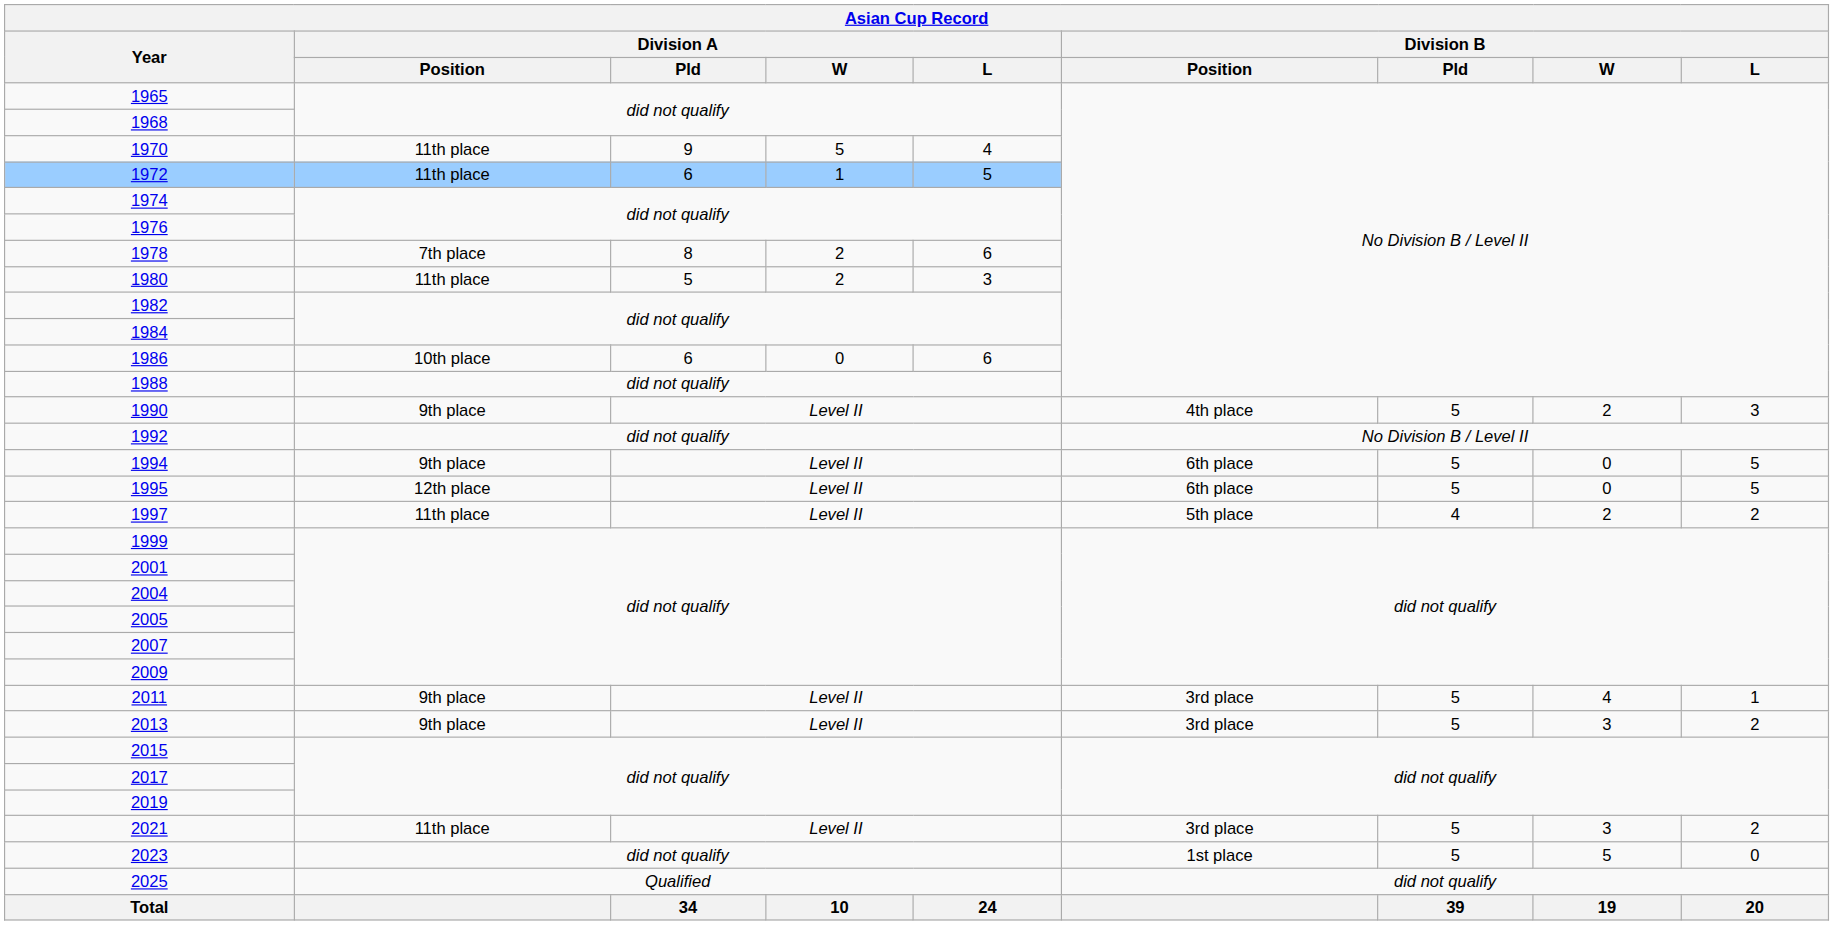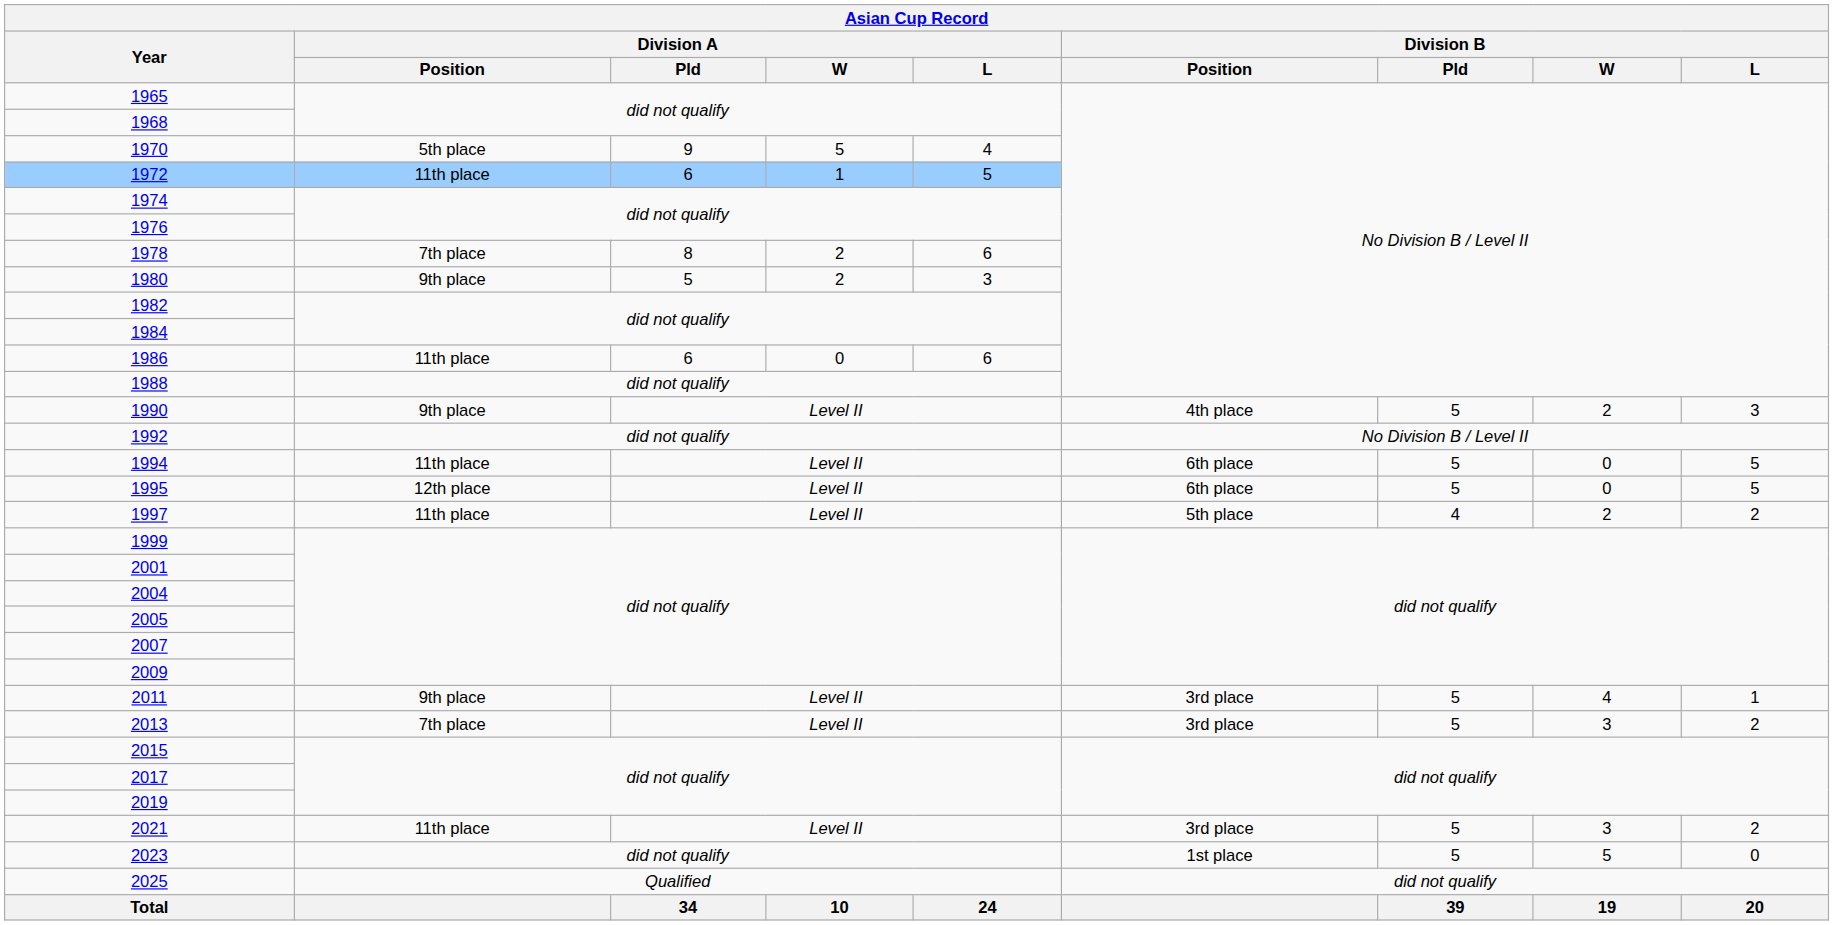(452, 149) 11th place -> (452, 149) 5th place
(452, 280) 11th place -> (452, 280) 9th place
(452, 358) 10th place -> (452, 358) 11th place
(452, 463) 9th place -> (452, 463) 11th place
(452, 724) 9th place -> (452, 724) 7th place
